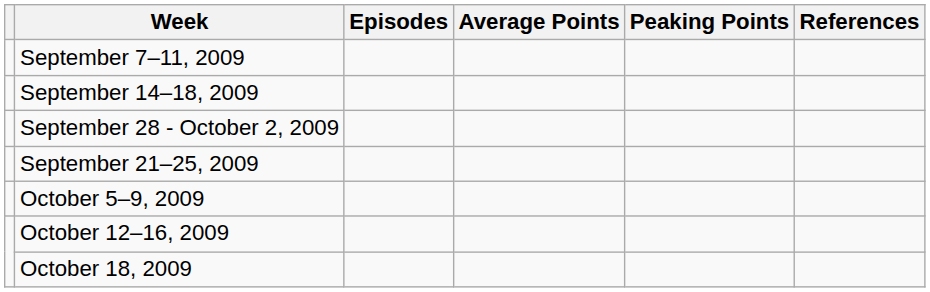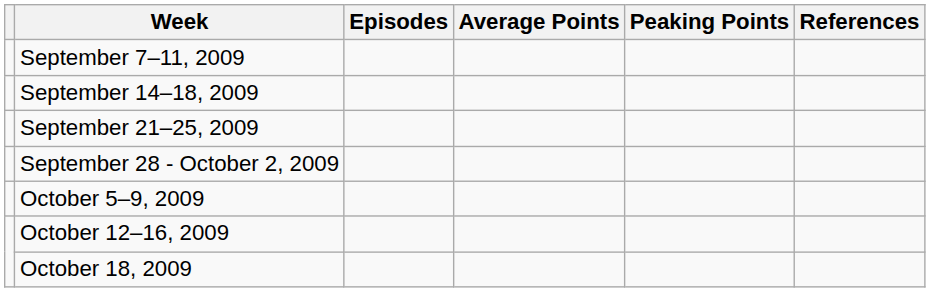rows swapped: (139, 163) <-> (180, 127)
